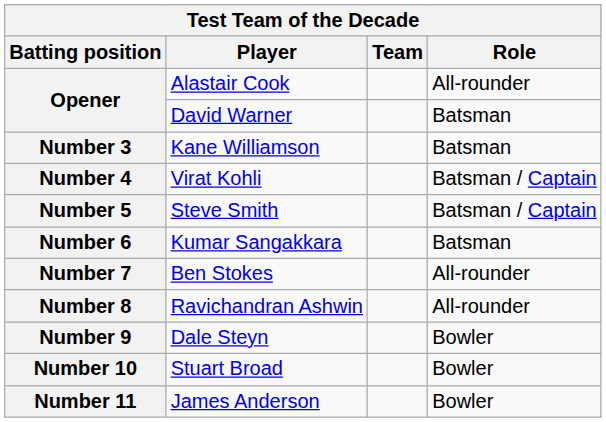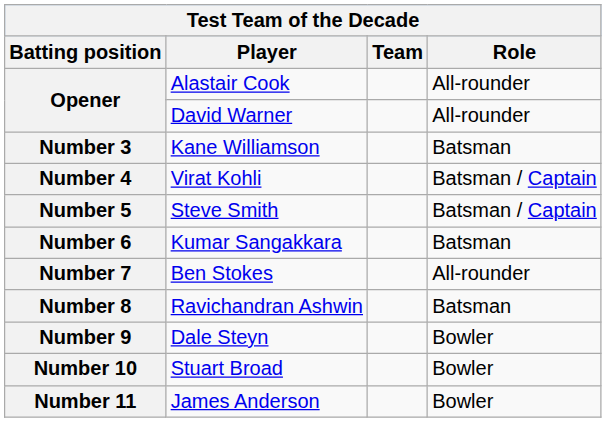(472, 115) Batsman -> (481, 115) All-rounder
(481, 305) All-rounder -> (472, 305) Batsman
